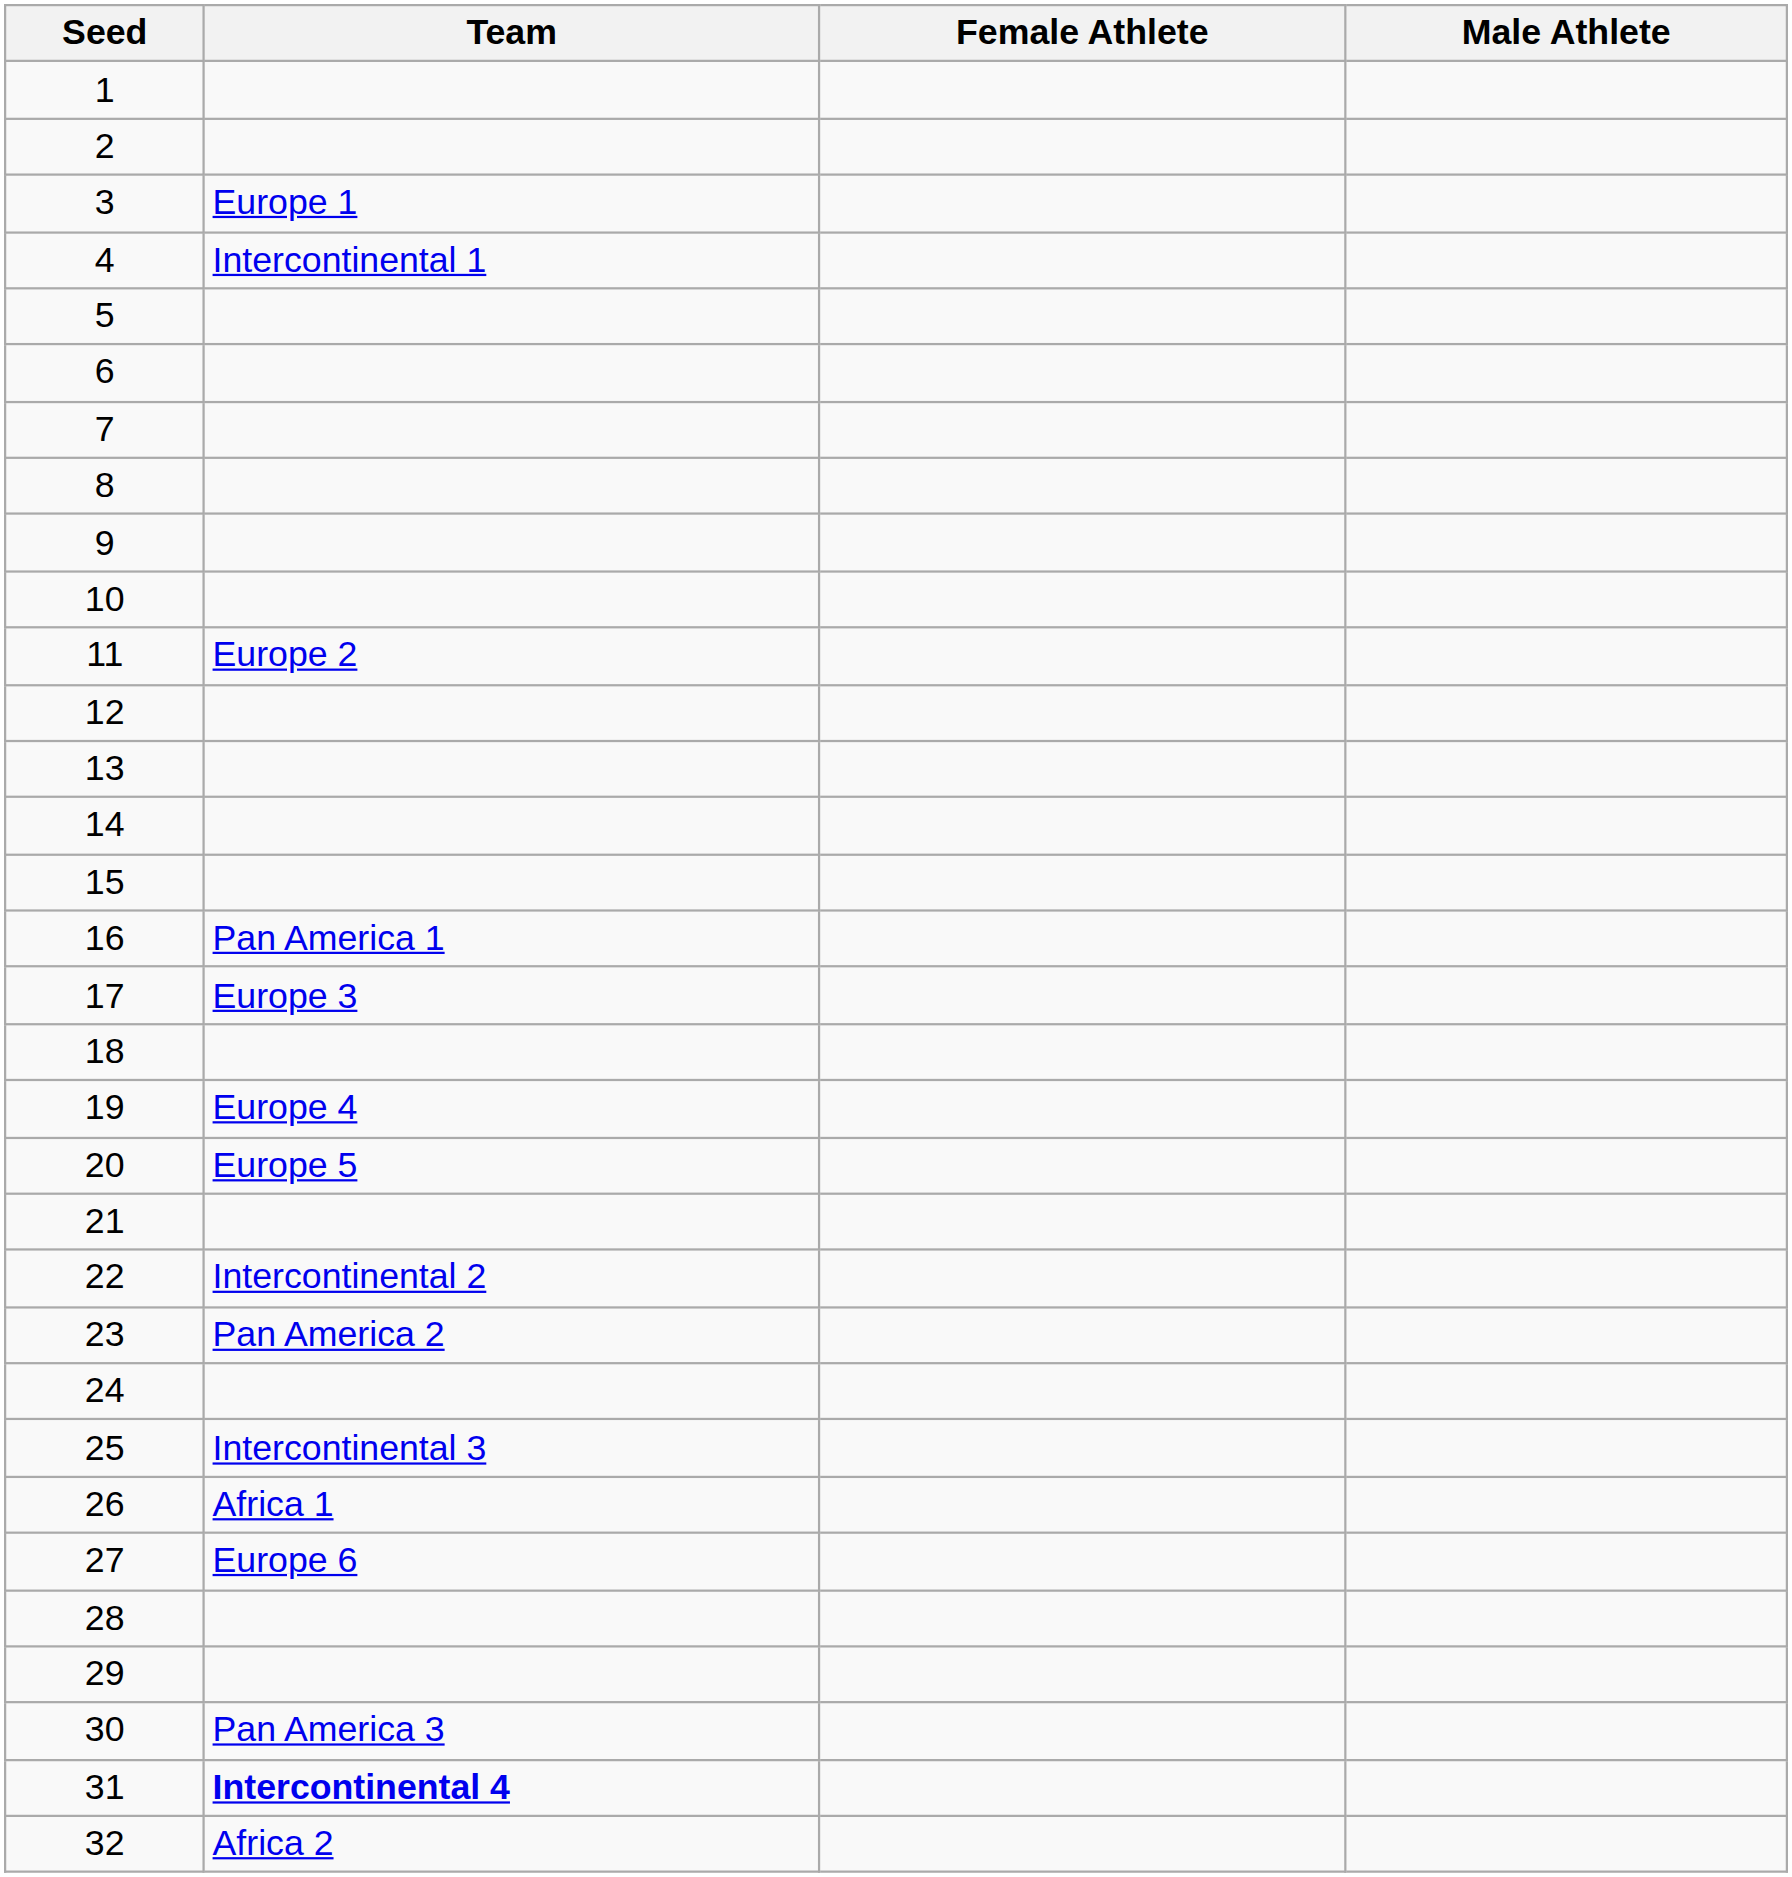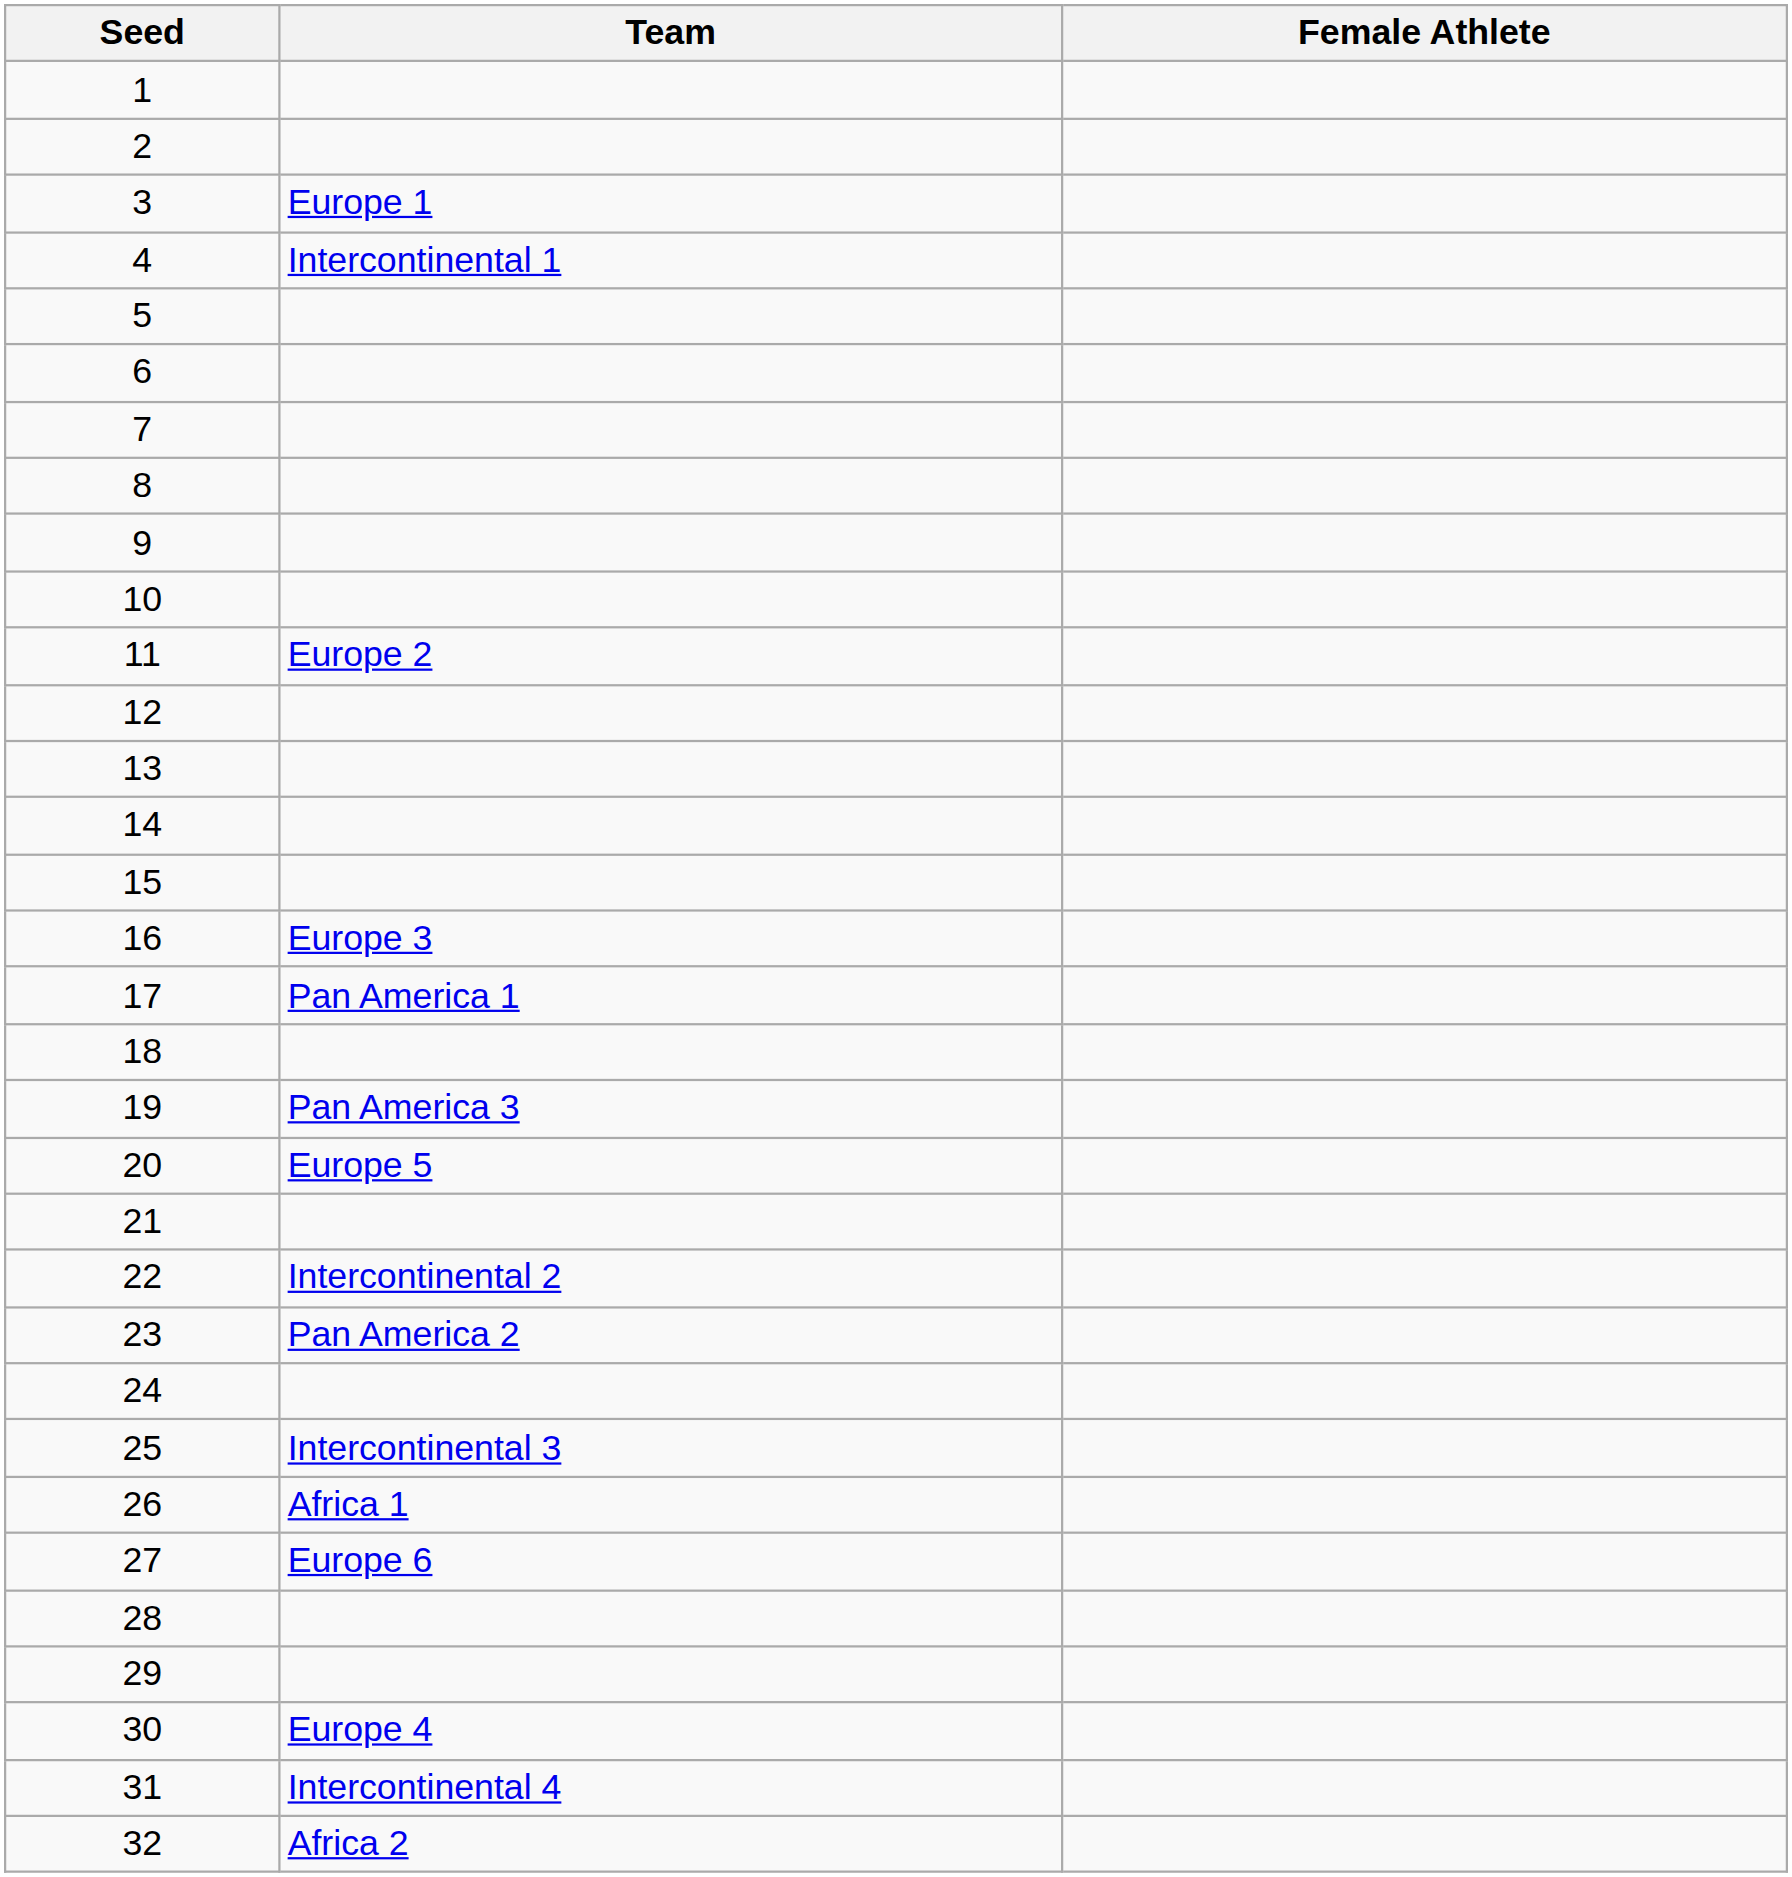- column: (1566, 32)
(329, 938) Pan America 1 -> (360, 938) Europe 3
(285, 994) Europe 3 -> (404, 994) Pan America 1
(285, 1107) Europe 4 -> (404, 1107) Pan America 3
(329, 1730) Pan America 3 -> (360, 1730) Europe 4
(361, 1786) bold -> (424, 1786) normal
